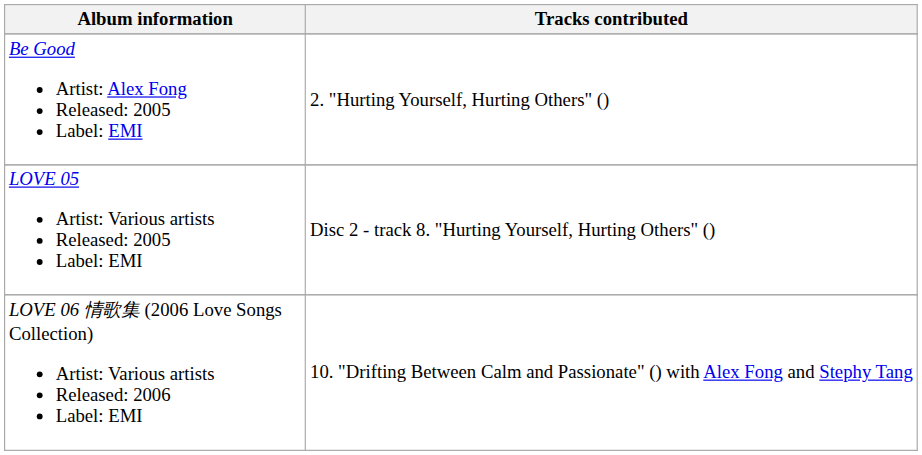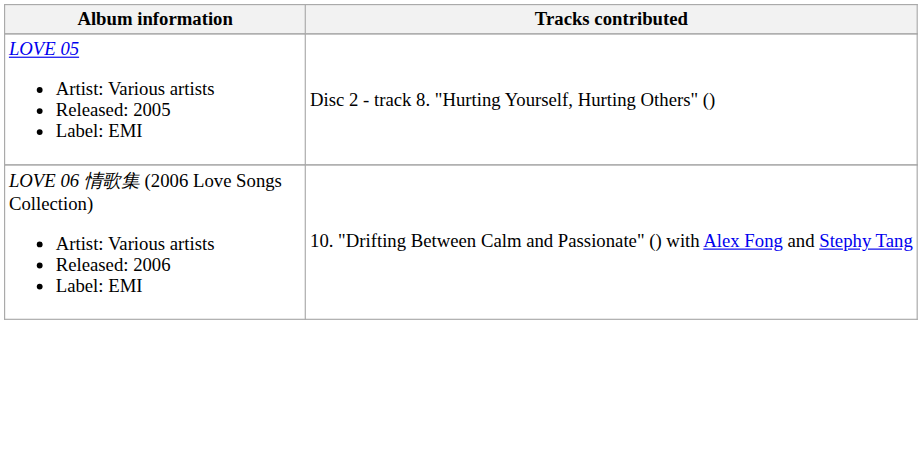- row: (155, 90)
